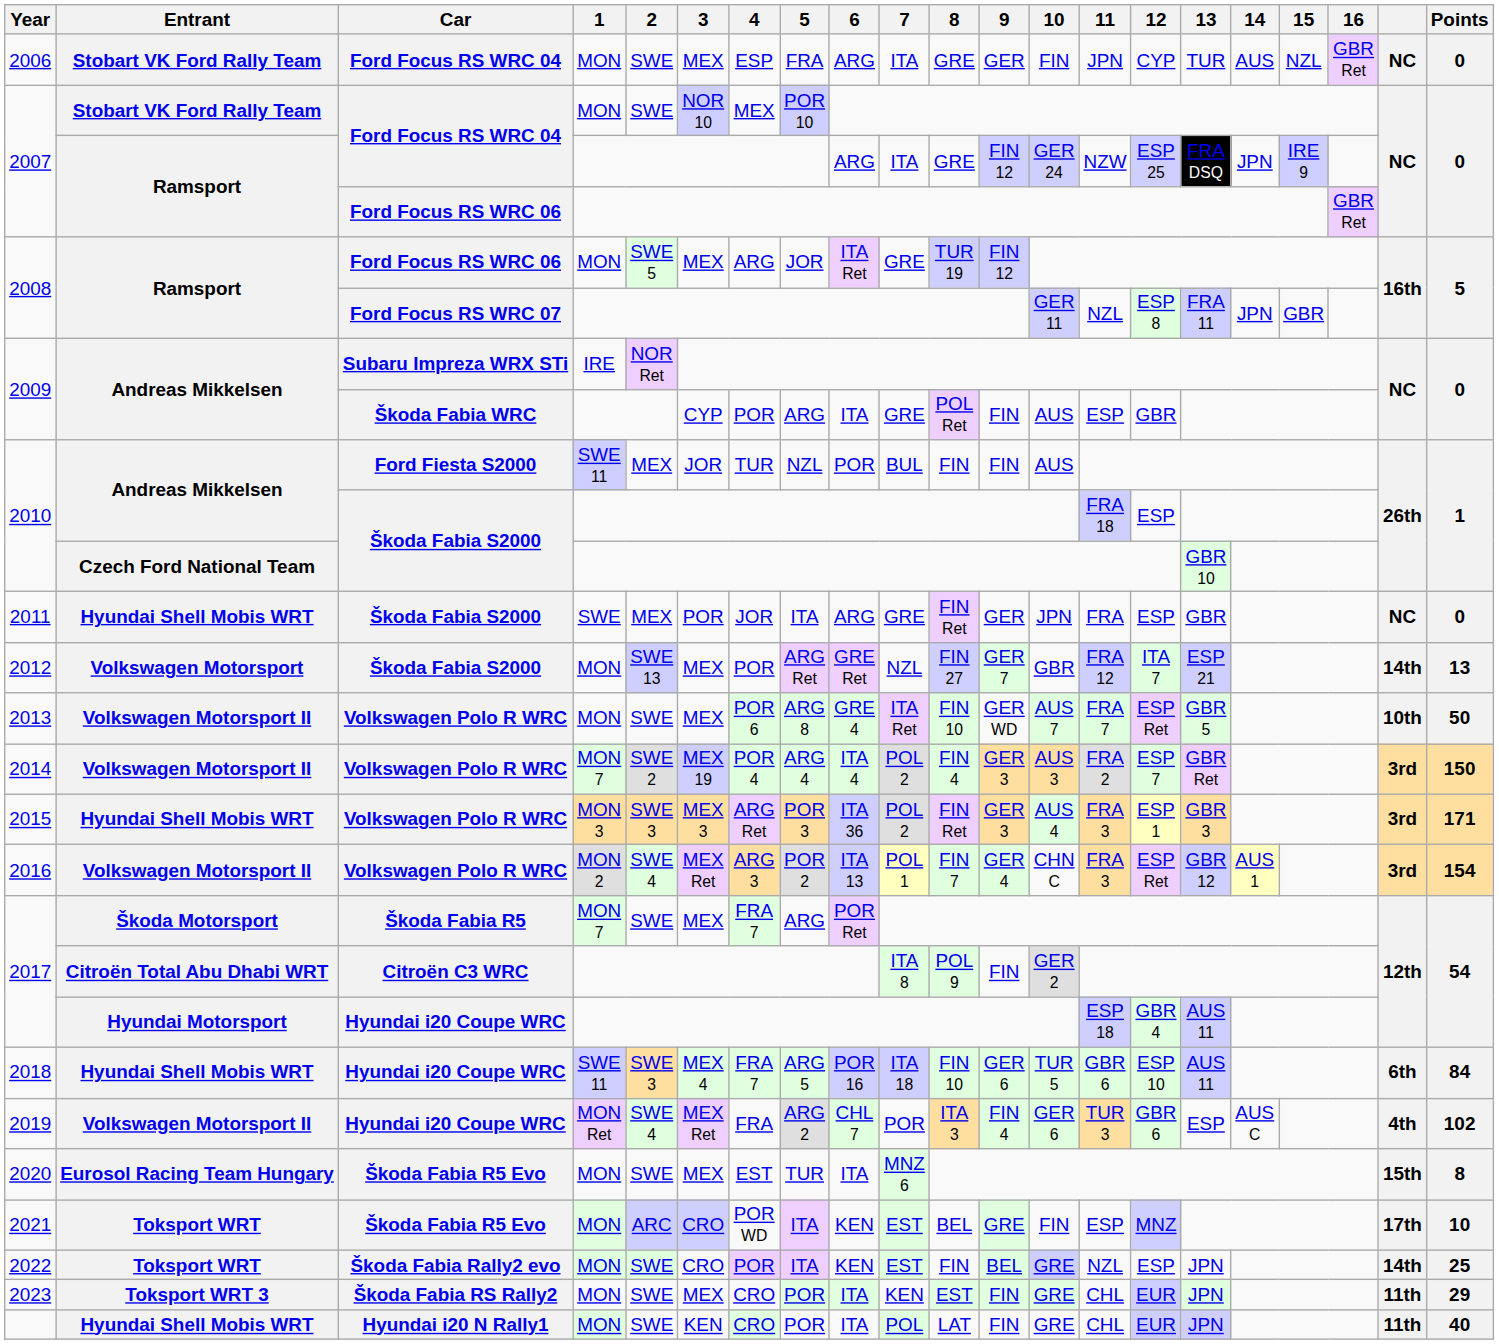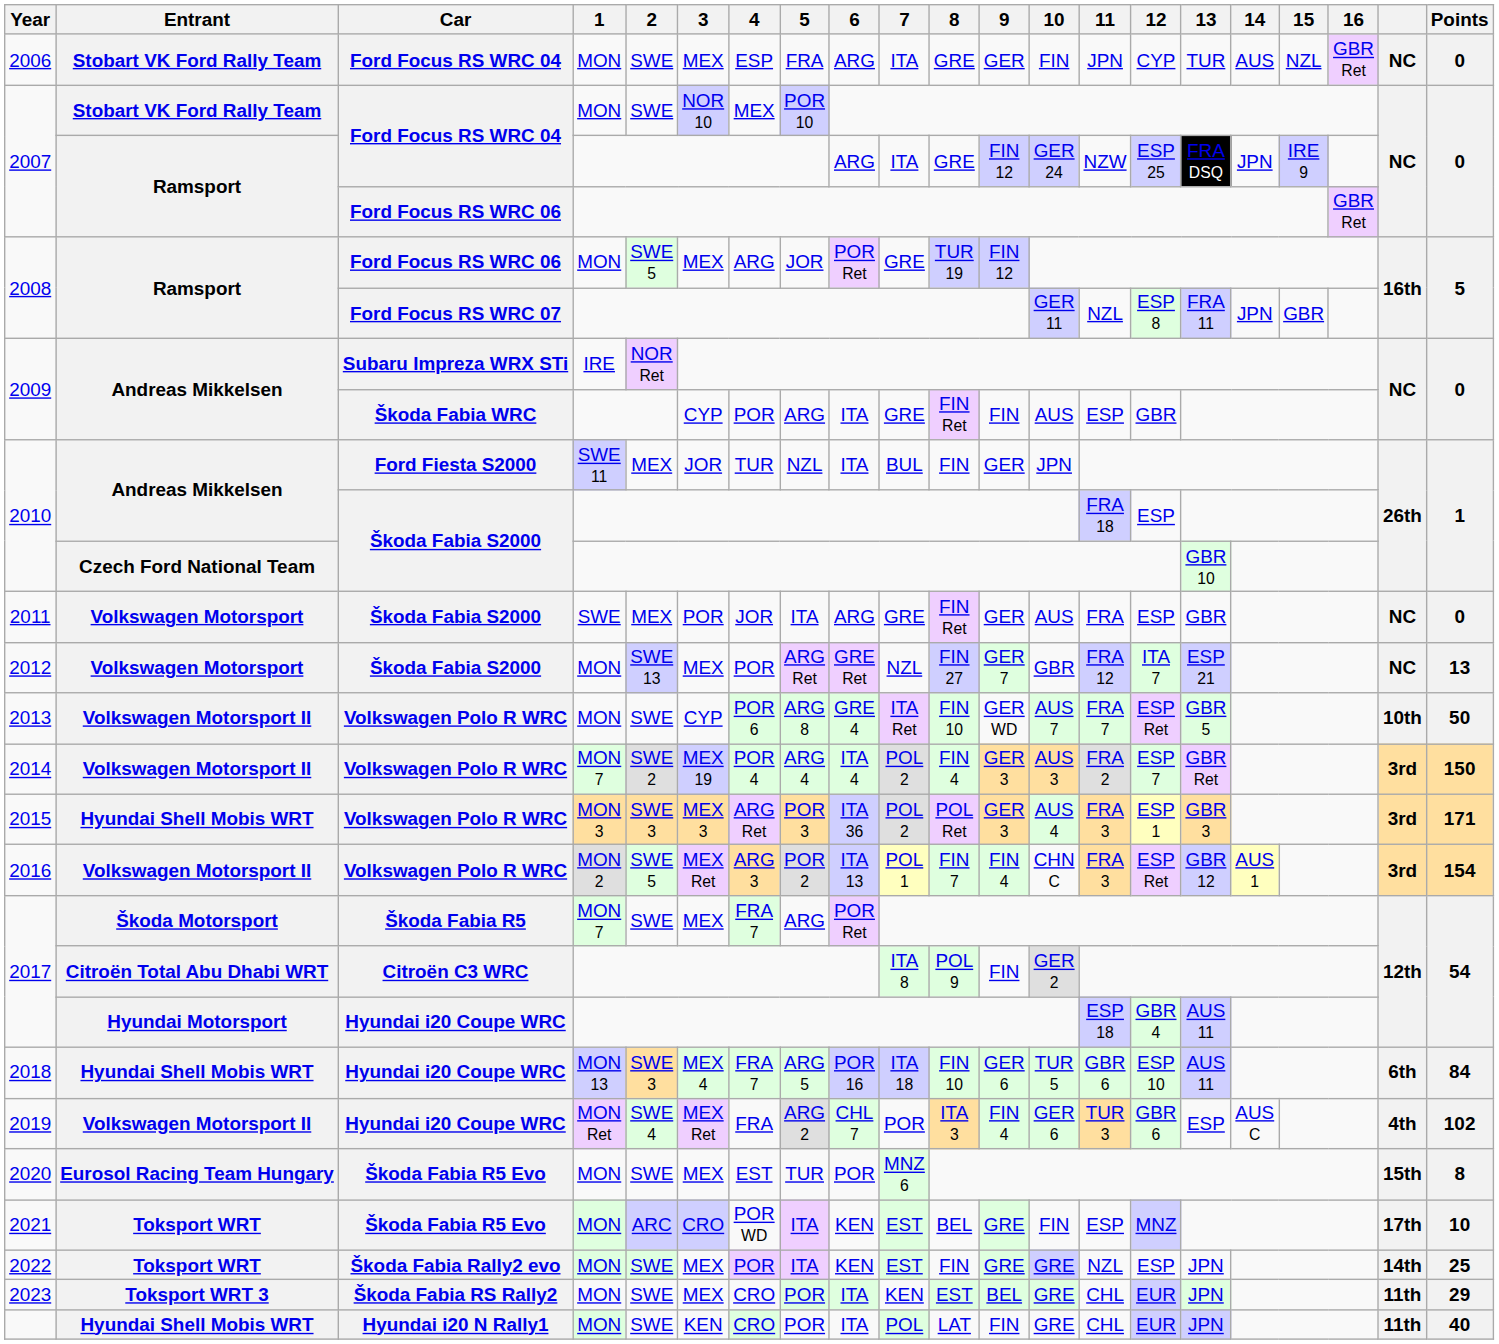(854, 261) ITA Ret -> (854, 261) POR Ret
(954, 413) POL Ret -> (954, 413) FIN Ret
(854, 465) POR -> (854, 465) ITA
(1004, 465) FIN -> (1004, 465) GER
(1054, 465) AUS -> (1054, 465) JPN
(197, 617) Hyundai Shell Mobis WRT -> (197, 617) Volkswagen Motorsport
(1054, 617) JPN -> (1054, 617) AUS
(1402, 667) 14th -> (1402, 667) NC
(703, 718) MEX -> (703, 718) CYP
(954, 818) FIN Ret -> (954, 818) POL Ret
(652, 869) SWE 4 -> (652, 869) SWE 5
(1004, 869) GER 4 -> (1004, 869) FIN 4
(599, 1072) SWE 11 -> (599, 1072) MON 13
(854, 1174) ITA -> (854, 1174) POR
(703, 1265) CRO -> (703, 1265) MEX
(1004, 1265) BEL -> (1004, 1265) GRE
(1004, 1294) FIN -> (1004, 1294) BEL
